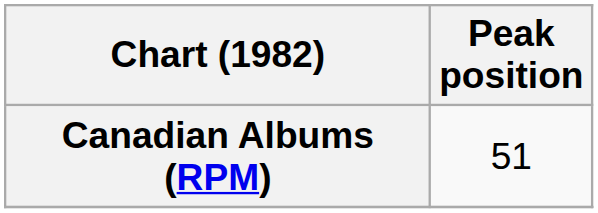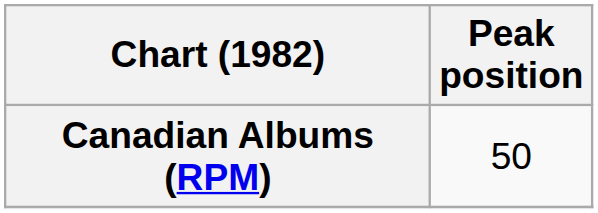(511, 155) 51 -> (511, 155) 50
